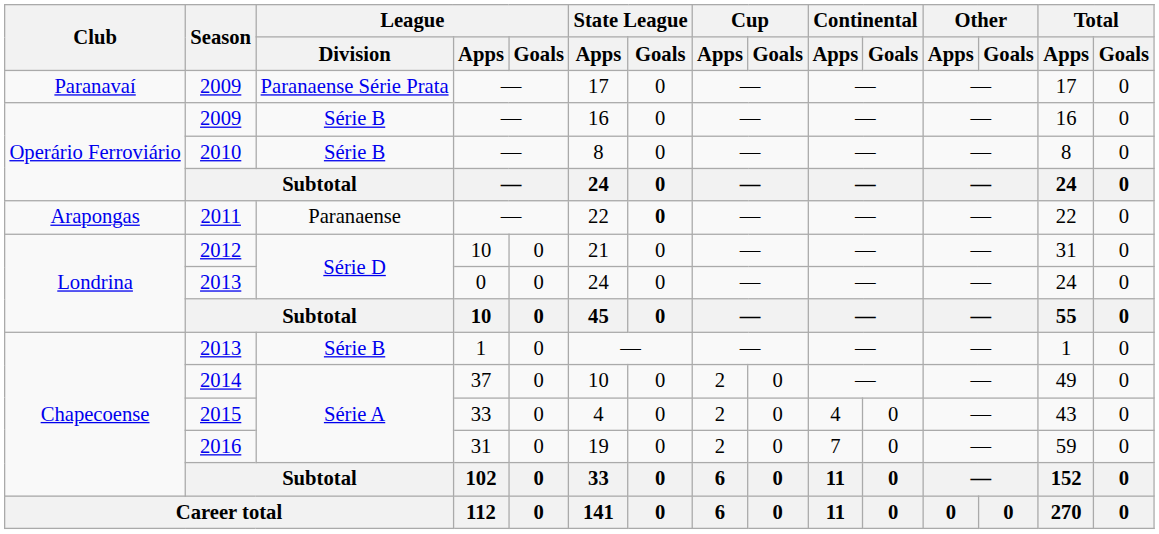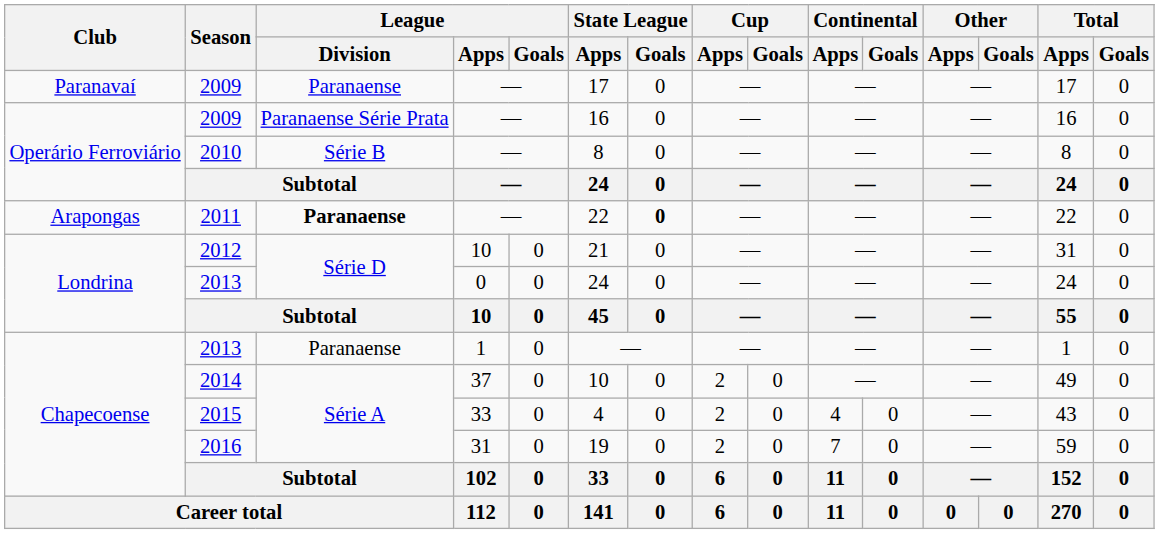(355, 86) Paranaense Série Prata -> (355, 86) Paranaense
(355, 119) Série B -> (355, 119) Paranaense Série Prata
(355, 217) normal -> (355, 217) bold
(355, 348) Série B -> (355, 348) Paranaense
